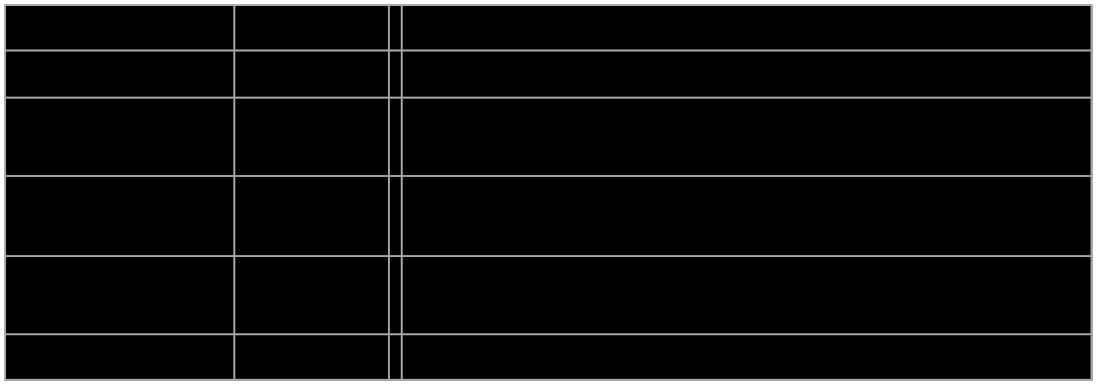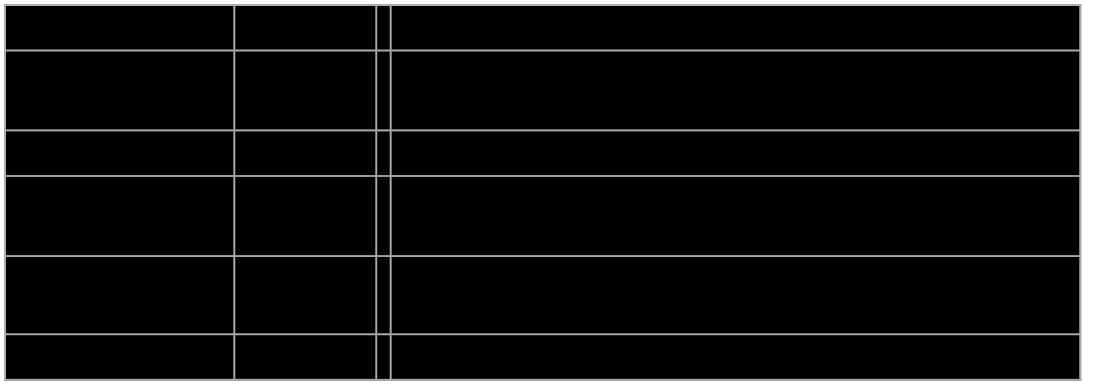rows swapped: (120, 73) <-> (120, 136)
(311, 294) bold -> (306, 294) normal
(311, 356) Forward -> (306, 356) Goaltender
